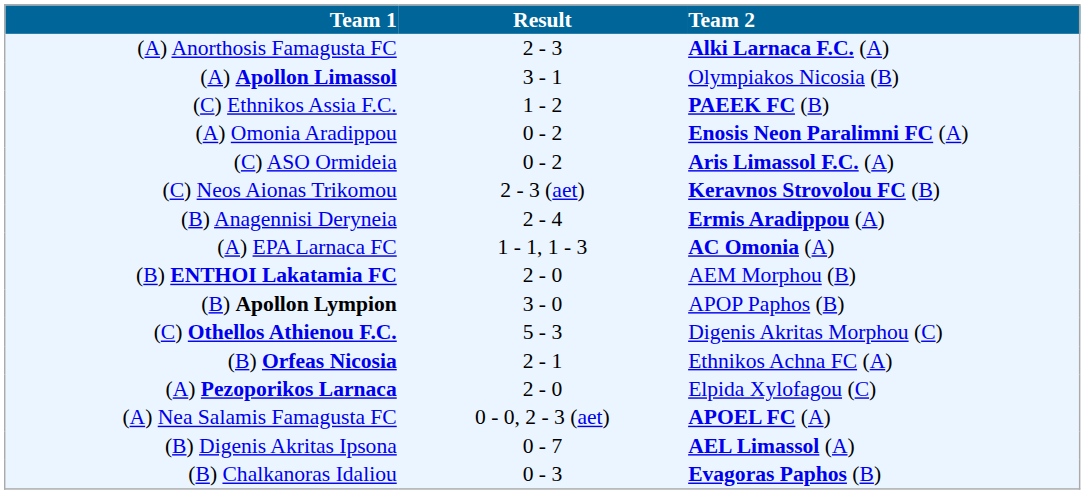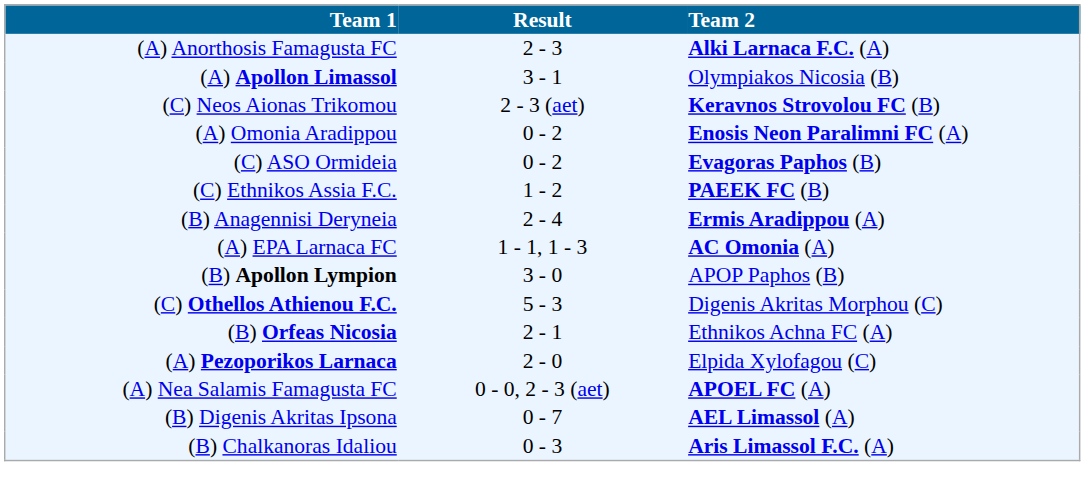rows swapped: (280, 189) <-> (295, 104)
(791, 161) Aris Limassol F.C. (A) -> (785, 161) Evagoras Paphos (B)
- row: (266, 275)
(785, 473) Evagoras Paphos (B) -> (791, 445) Aris Limassol F.C. (A)
